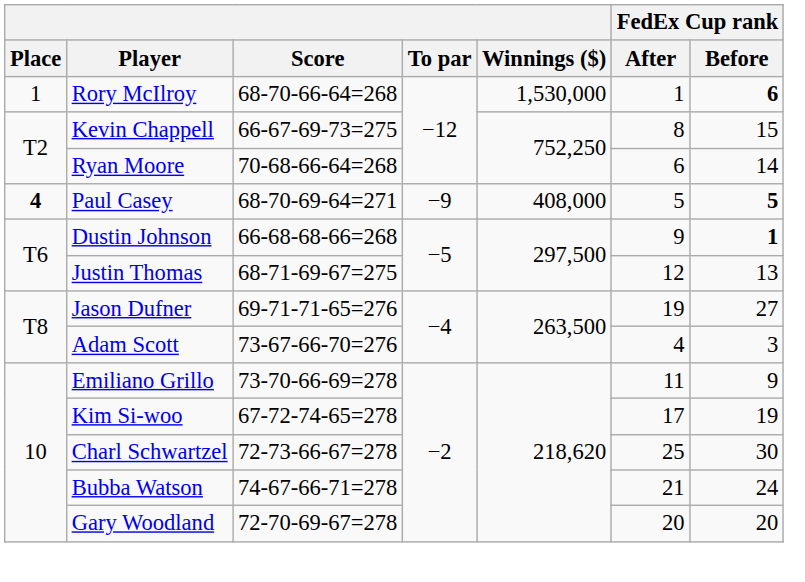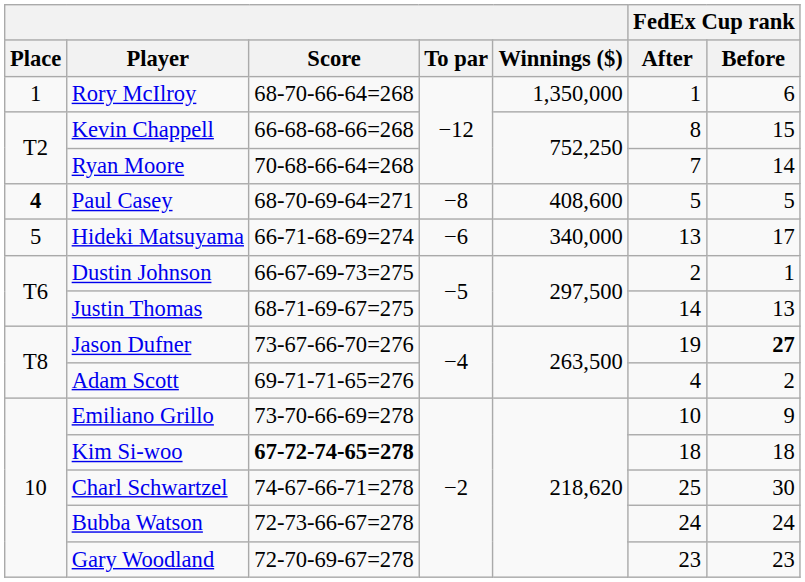(561, 93) 1,530,000 -> (578, 93) 1,350,000
(773, 93) bold -> (789, 93) normal
(318, 129) 66-67-69-73=275 -> (334, 129) 66-68-68-66=268
(679, 165) 6 -> (695, 165) 7
(440, 201) −9 -> (456, 201) −8
(570, 201) 408,000 -> (586, 201) 408,600
(773, 201) bold -> (789, 201) normal
+ row: (158, 237)
(318, 237) 66-68-68-66=268 -> (334, 272) 66-67-69-73=275
(679, 237) 9 -> (695, 272) 2
(773, 237) bold -> (789, 272) normal
(673, 272) 12 -> (690, 308) 14
(318, 308) 69-71-71-65=276 -> (334, 344) 73-67-66-70=276
(767, 308) normal -> (784, 344) bold
(318, 344) 73-67-66-70=276 -> (334, 380) 69-71-71-65=276
(773, 344) 3 -> (789, 380) 2
(674, 380) 11 -> (690, 415) 10
(318, 415) normal -> (334, 451) bold
(673, 415) 17 -> (690, 451) 18
(767, 415) 19 -> (784, 451) 18
(318, 451) 72-73-66-67=278 -> (334, 487) 74-67-66-71=278
(318, 487) 74-67-66-71=278 -> (334, 523) 72-73-66-67=278
(673, 487) 21 -> (690, 523) 24
(673, 523) 20 -> (690, 559) 23
(767, 523) 20 -> (784, 559) 23
